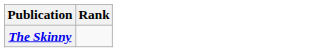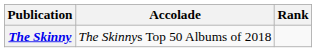+ column: (175, 15)
